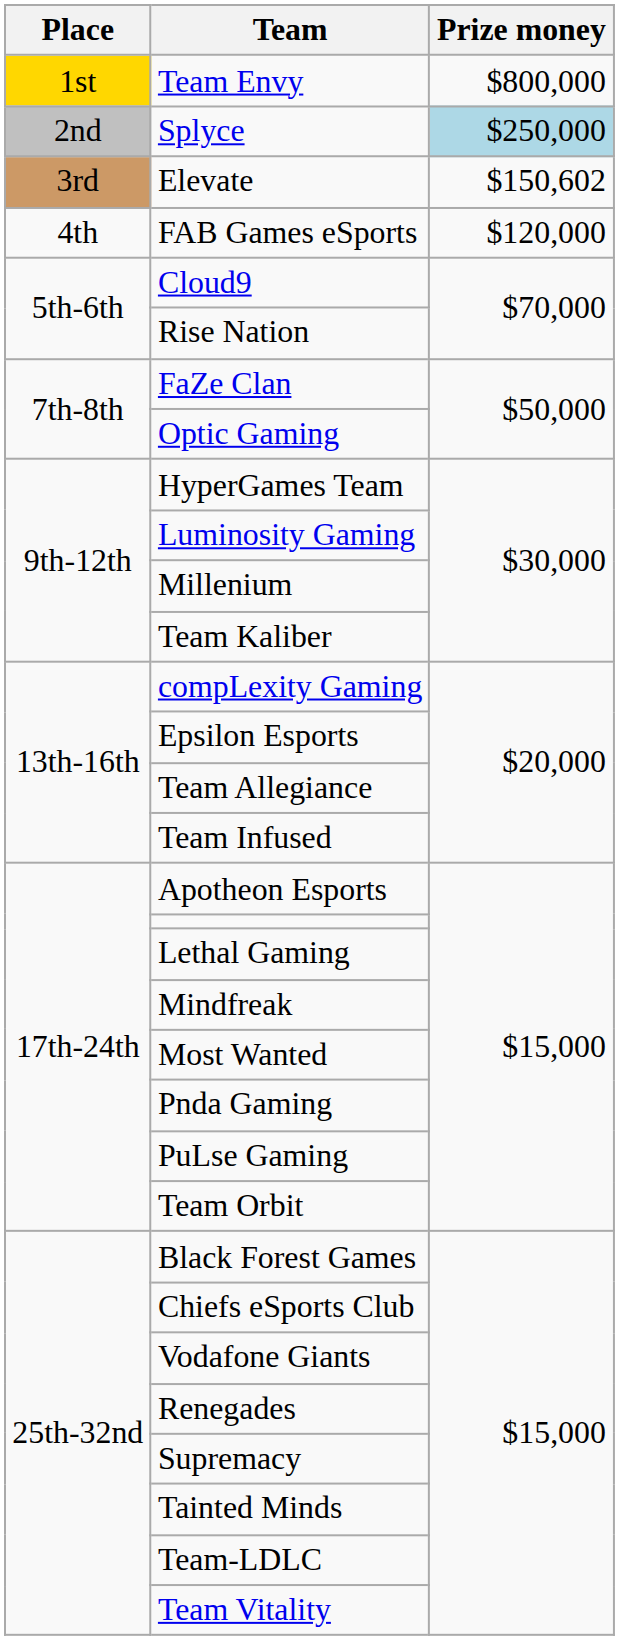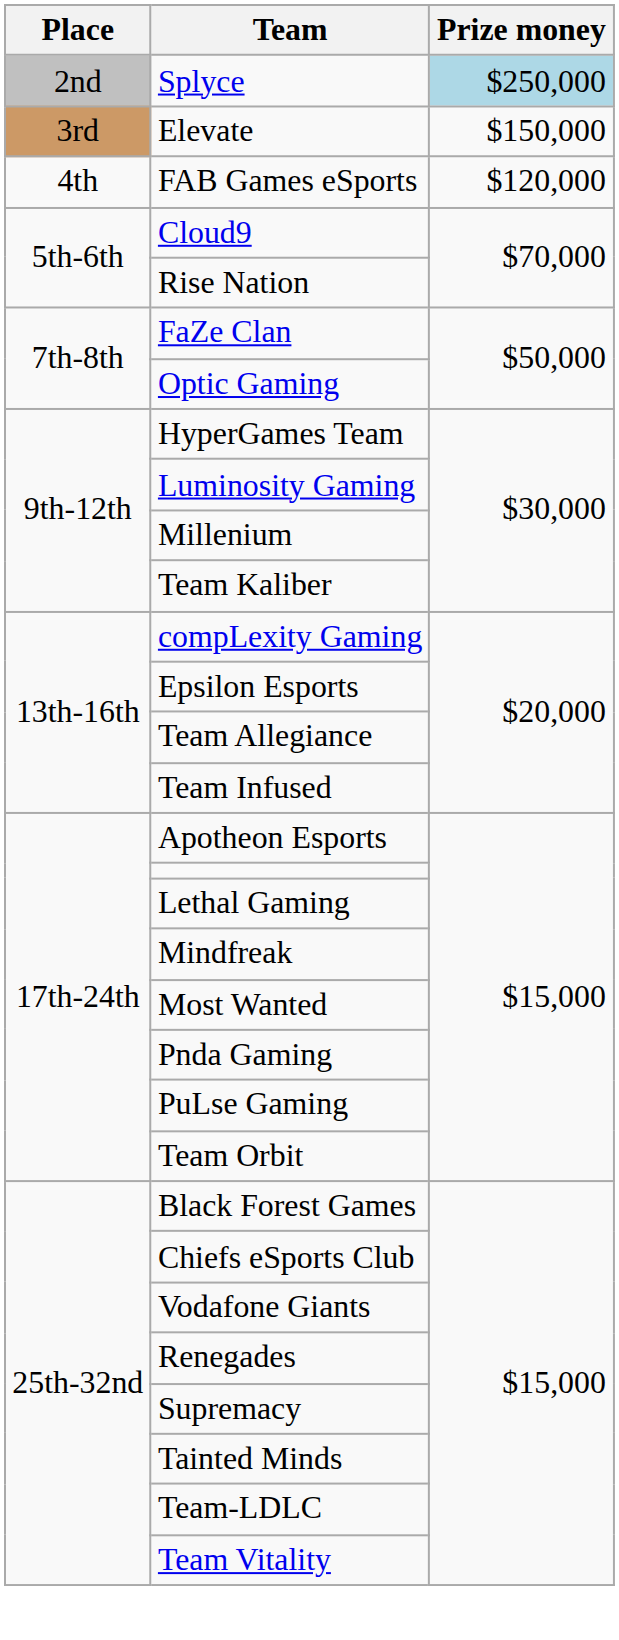- row: (231, 80)
(546, 181) $150,602 -> (546, 130) $150,000
